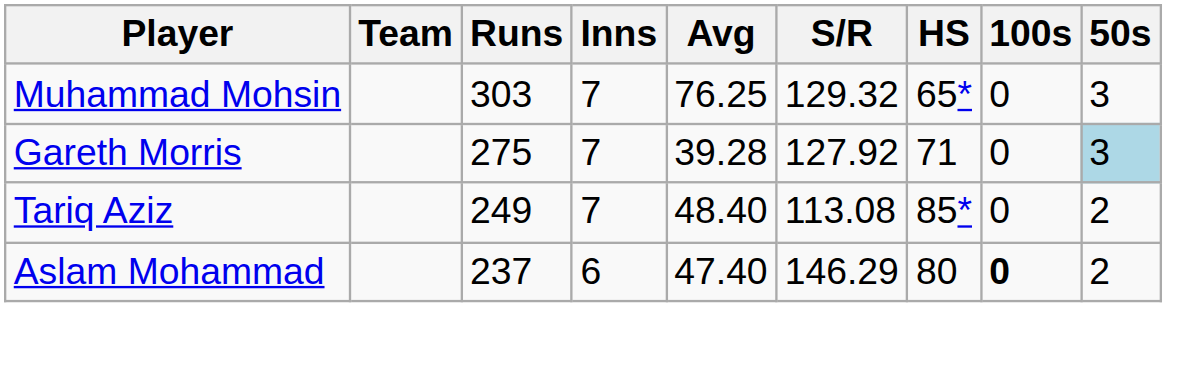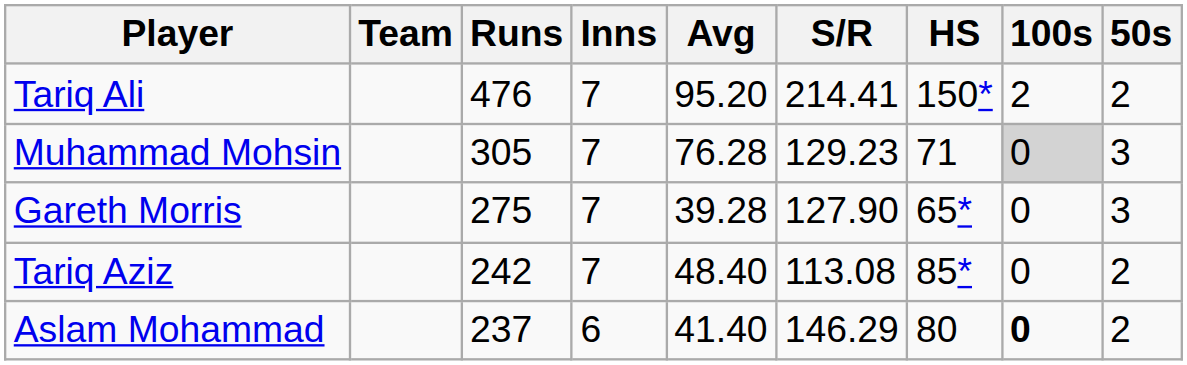+ row: (79, 93)
(501, 93) 303 -> (501, 152) 305
(721, 93) 76.25 -> (721, 152) 76.28
(842, 93) 129.32 -> (842, 152) 129.23
(944, 93) 65* -> (937, 152) 71
(1000, 93) no background -> (1020, 152) lightgrey background
(842, 152) 127.92 -> (842, 211) 127.90
(937, 152) 71 -> (944, 211) 65*
(1100, 152) lightblue background -> (1120, 211) no background
(501, 211) 249 -> (501, 270) 242
(721, 270) 47.40 -> (721, 329) 41.40
